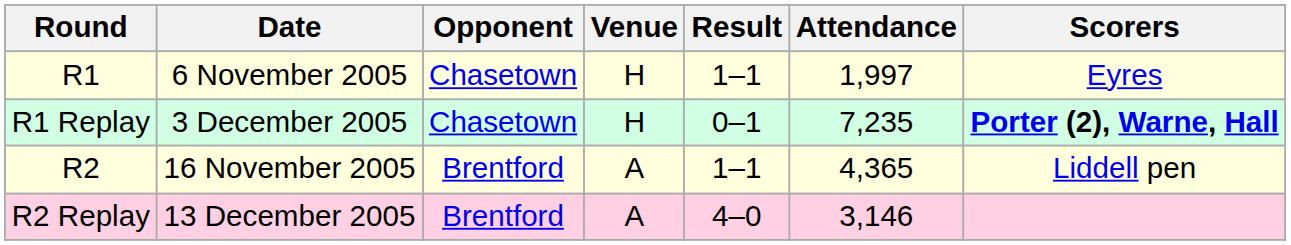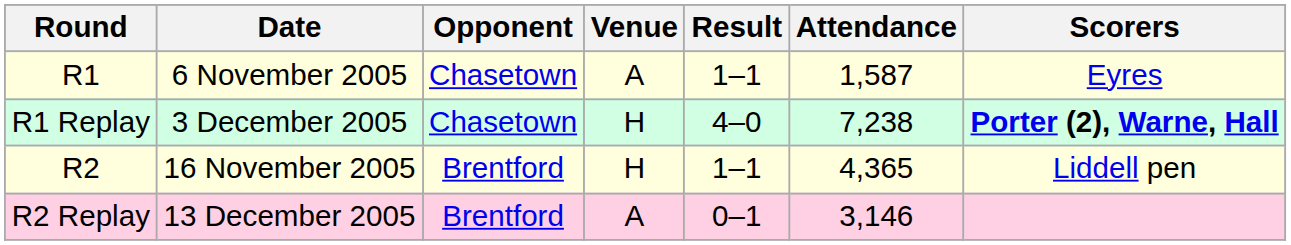(634, 74) H -> (634, 74) A
(876, 74) 1,997 -> (876, 74) 1,587
(737, 121) 0–1 -> (737, 121) 4–0
(876, 121) 7,235 -> (876, 121) 7,238
(634, 168) A -> (634, 168) H
(737, 215) 4–0 -> (737, 215) 0–1
